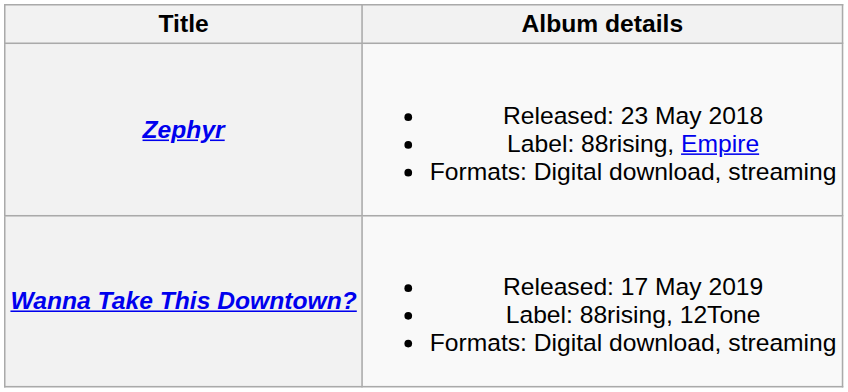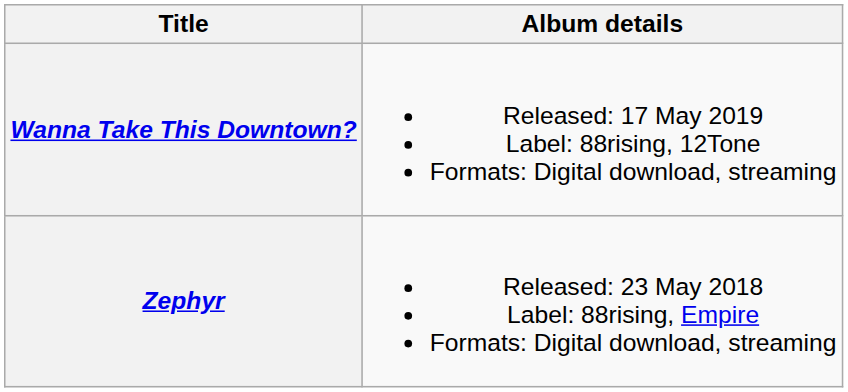rows swapped: (184, 129) <-> (184, 300)
